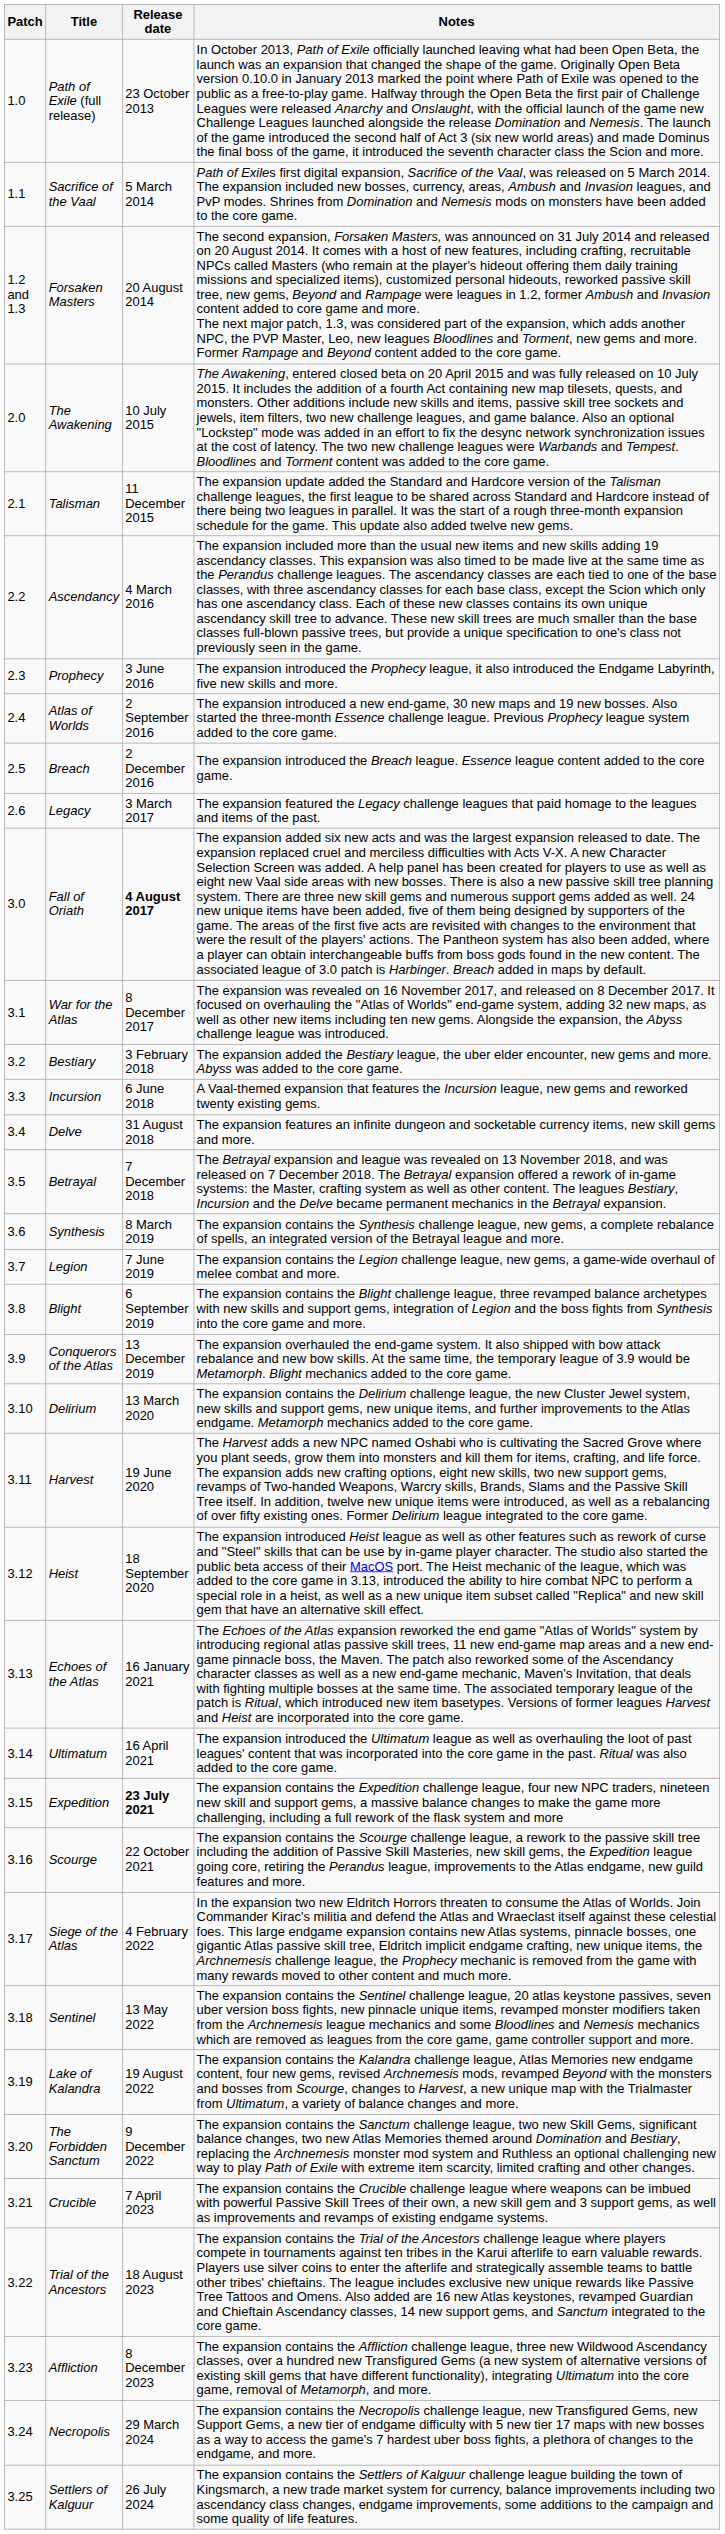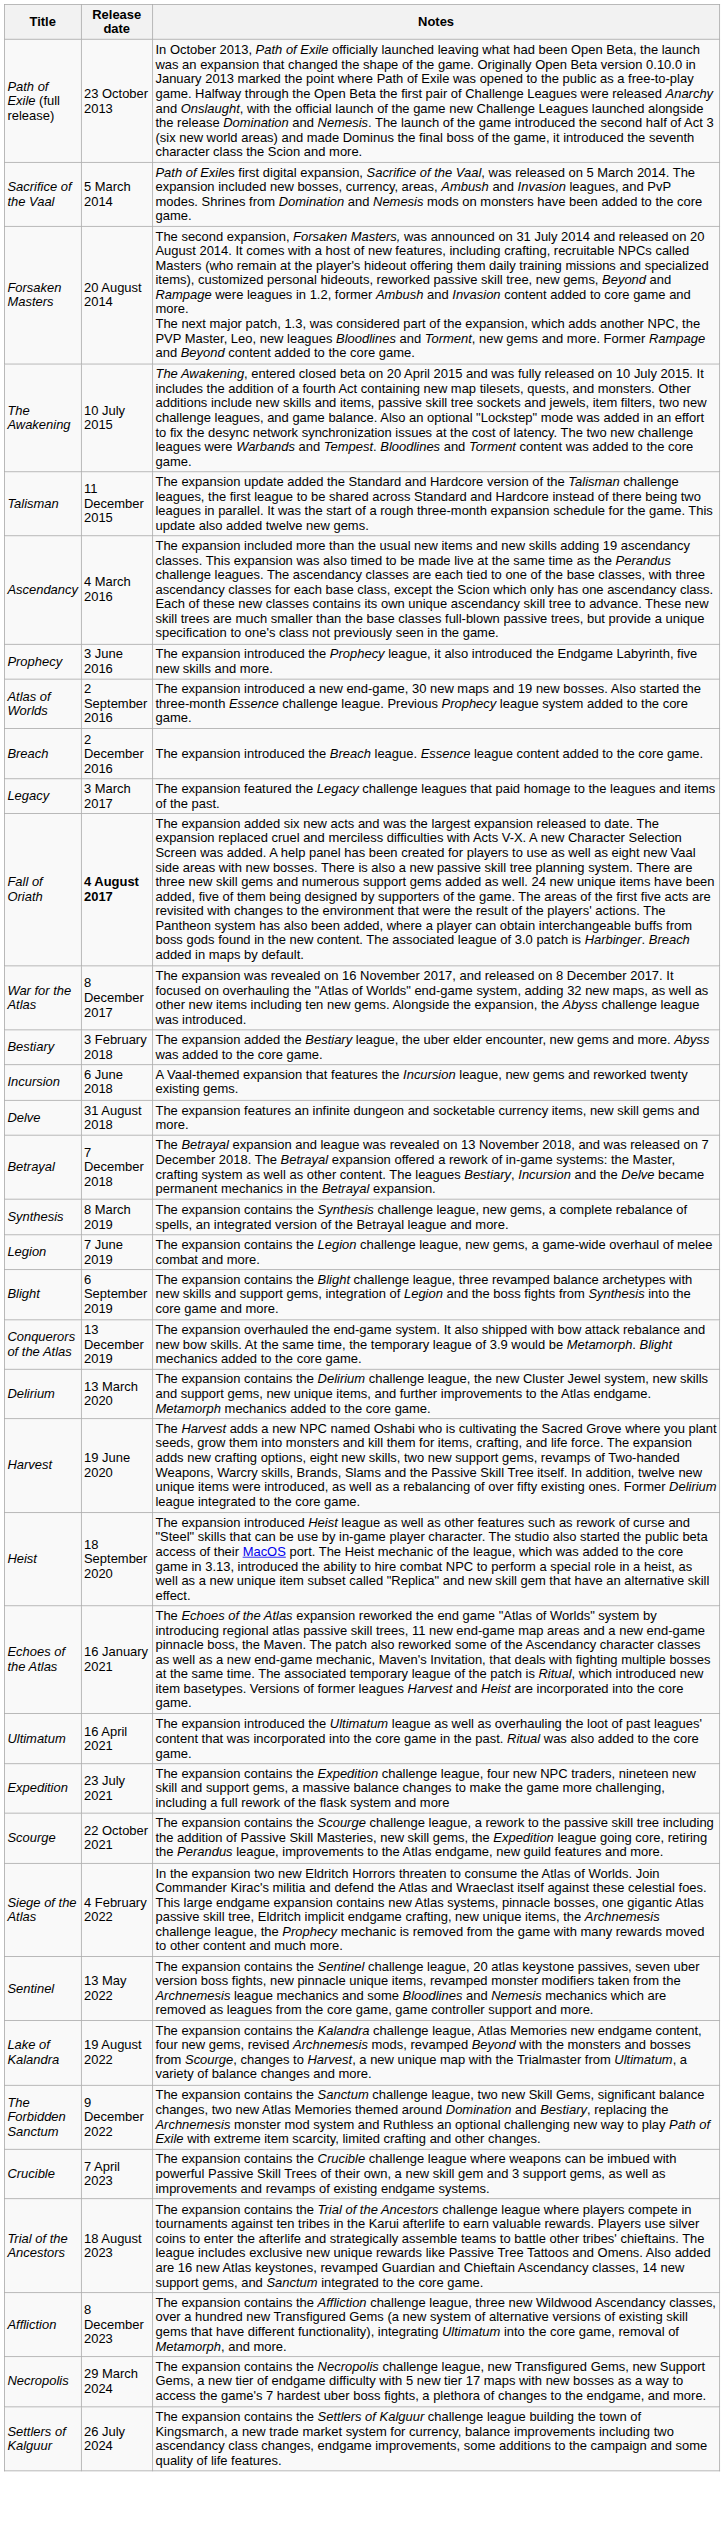- column: (25, 22)
(147, 1803) bold -> (105, 1788) normal
